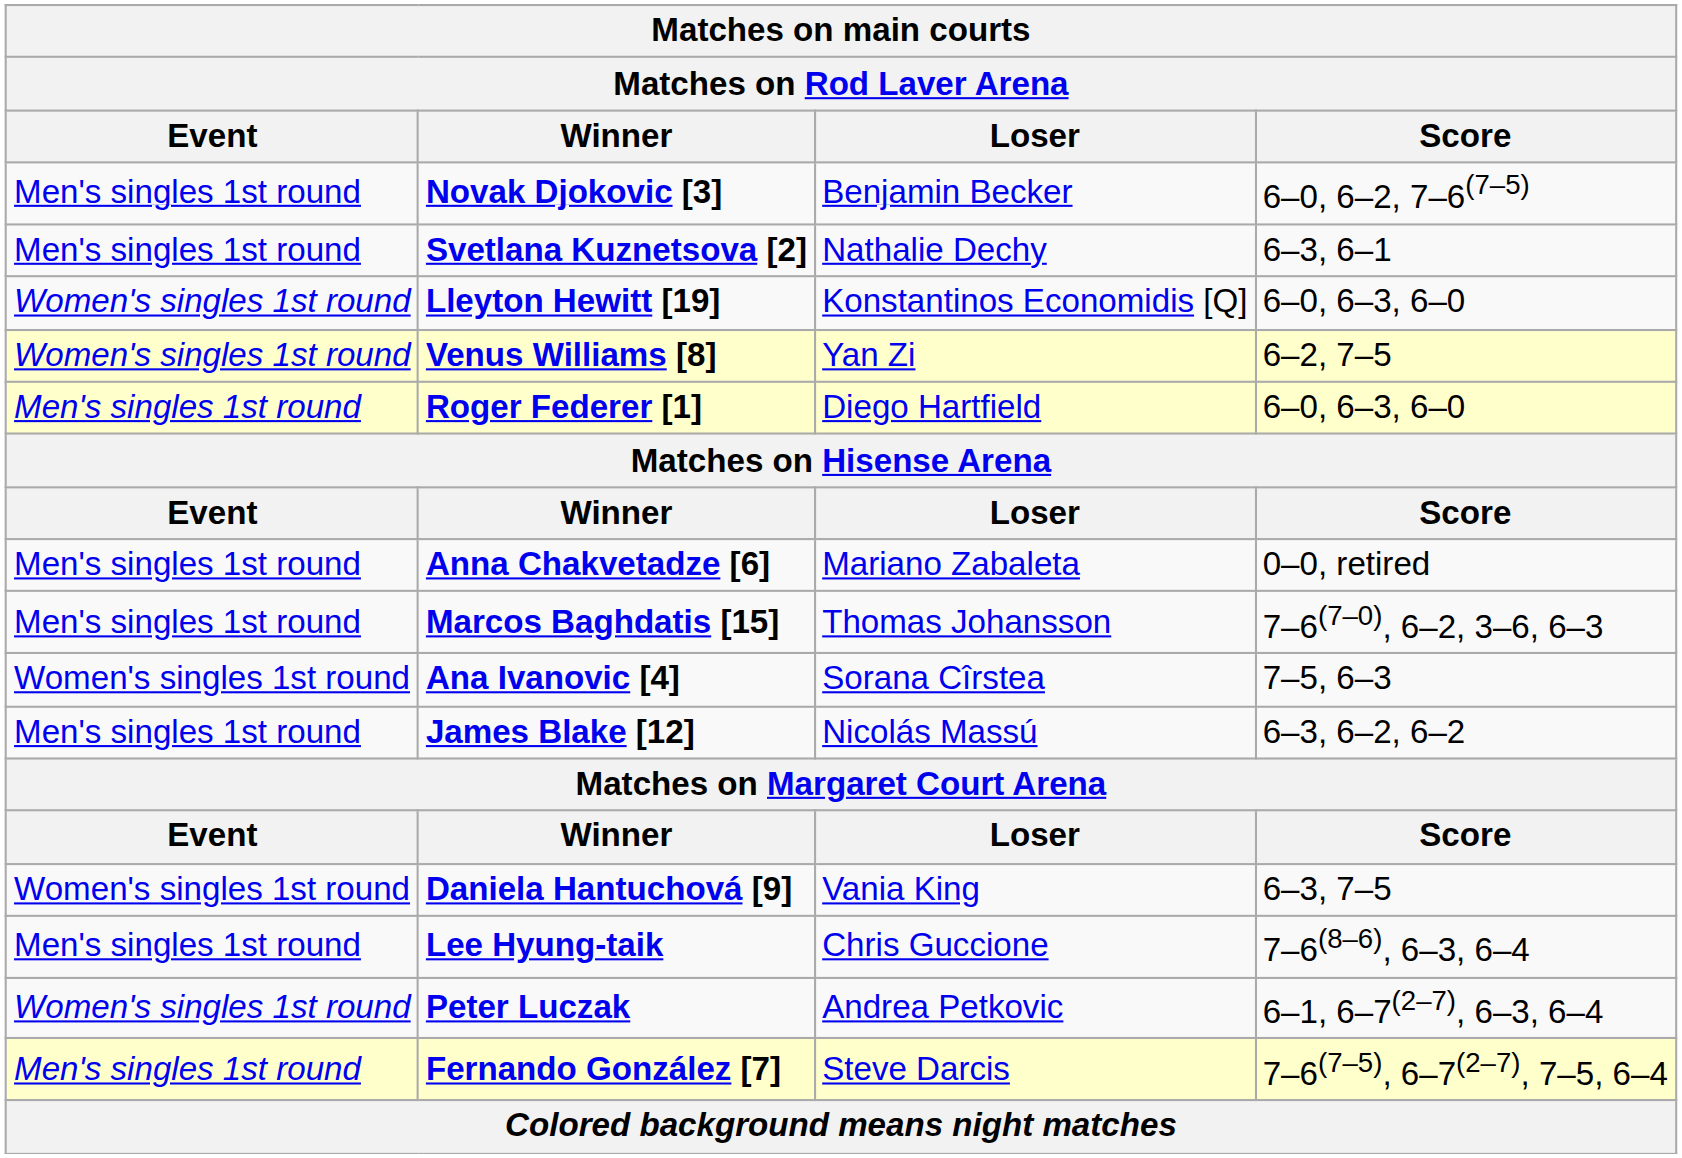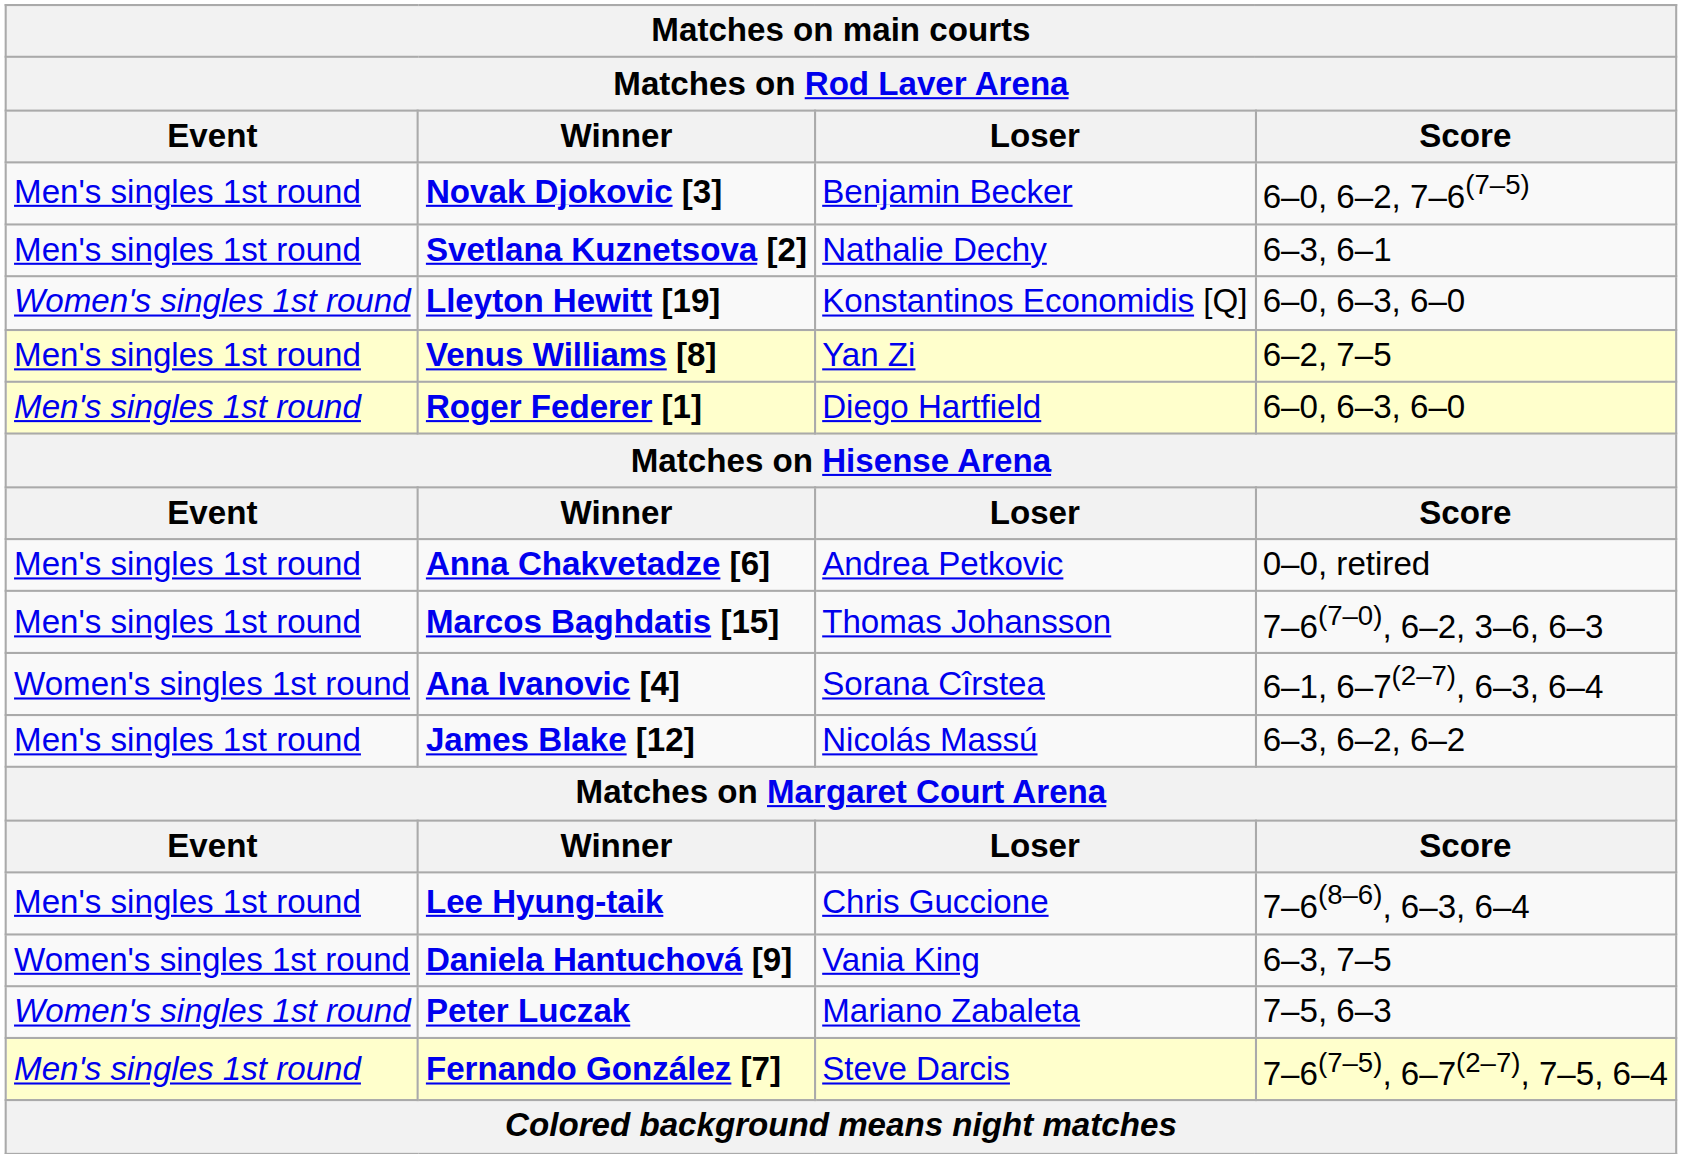(212, 354) Women's singles 1st round -> (187, 354) Men's singles 1st round
(951, 564) Mariano Zabaleta -> (943, 564) Andrea Petkovic
(1327, 678) 7–5, 6–3 -> (1433, 683) 6–1, 6–7(2–7), 6–3, 6–4
rows swapped: (609, 889) <-> (545, 946)
(943, 1007) Andrea Petkovic -> (951, 1012) Mariano Zabaleta
(1433, 1007) 6–1, 6–7(2–7), 6–3, 6–4 -> (1327, 1012) 7–5, 6–3
